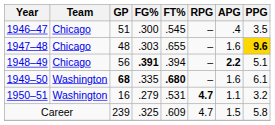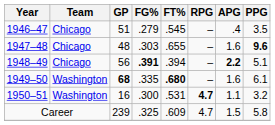(148, 29) .300 -> (148, 29) .279
(260, 46) gold background -> (260, 46) no background
(148, 96) .279 -> (148, 96) .300
